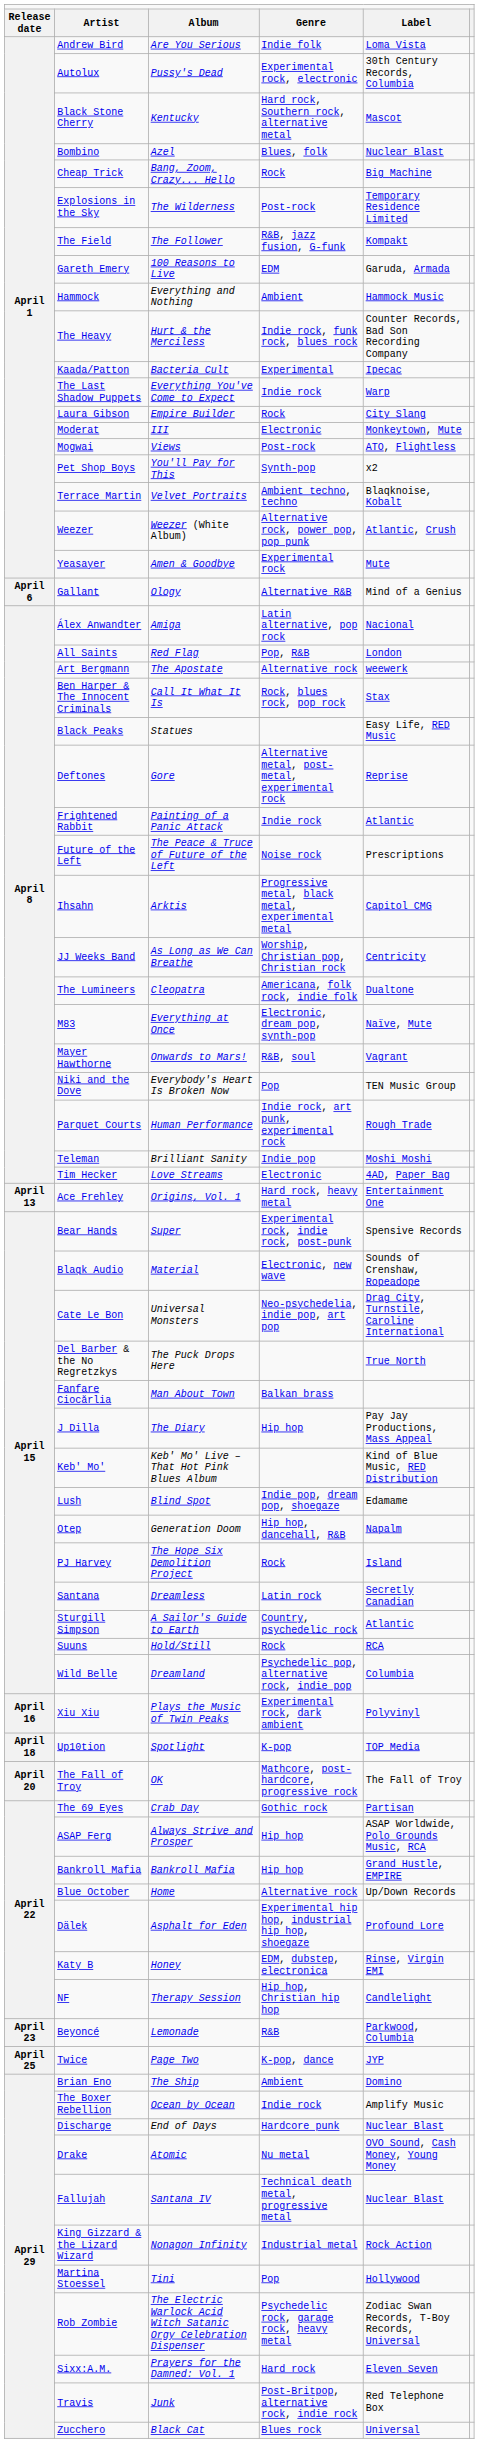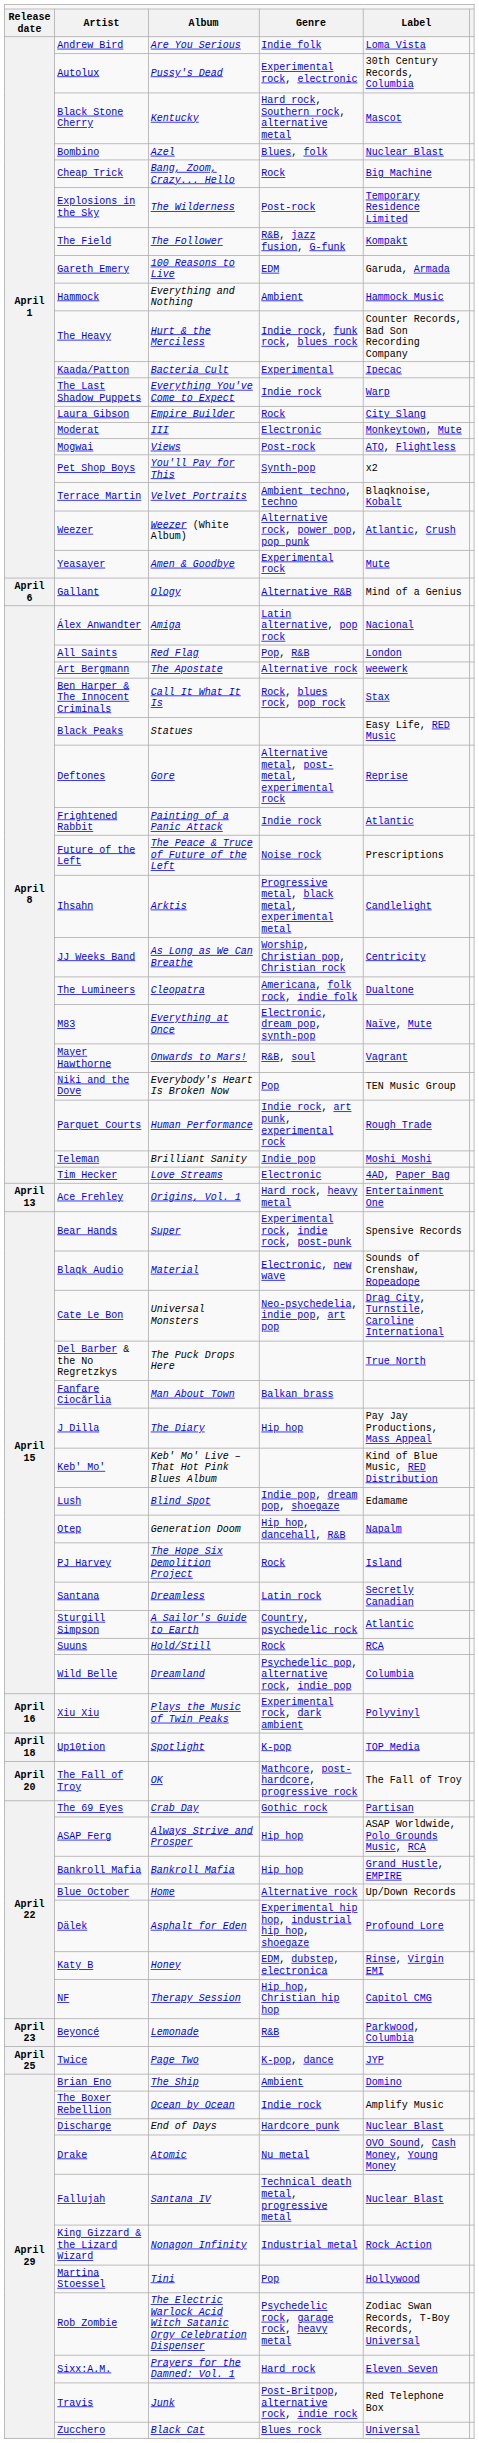(399, 906) Capitol CMG -> (399, 906) Candlelight
(399, 1999) Candlelight -> (399, 1999) Capitol CMG
